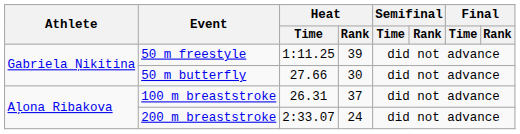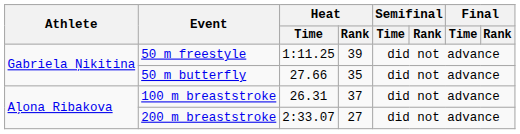(355, 75) 30 -> (355, 75) 35
(355, 118) 24 -> (355, 118) 27
